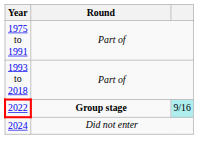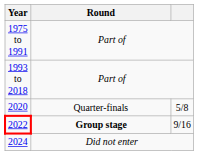+ row: (18, 107)
(182, 109) paleturquoise background -> (182, 125) no background
